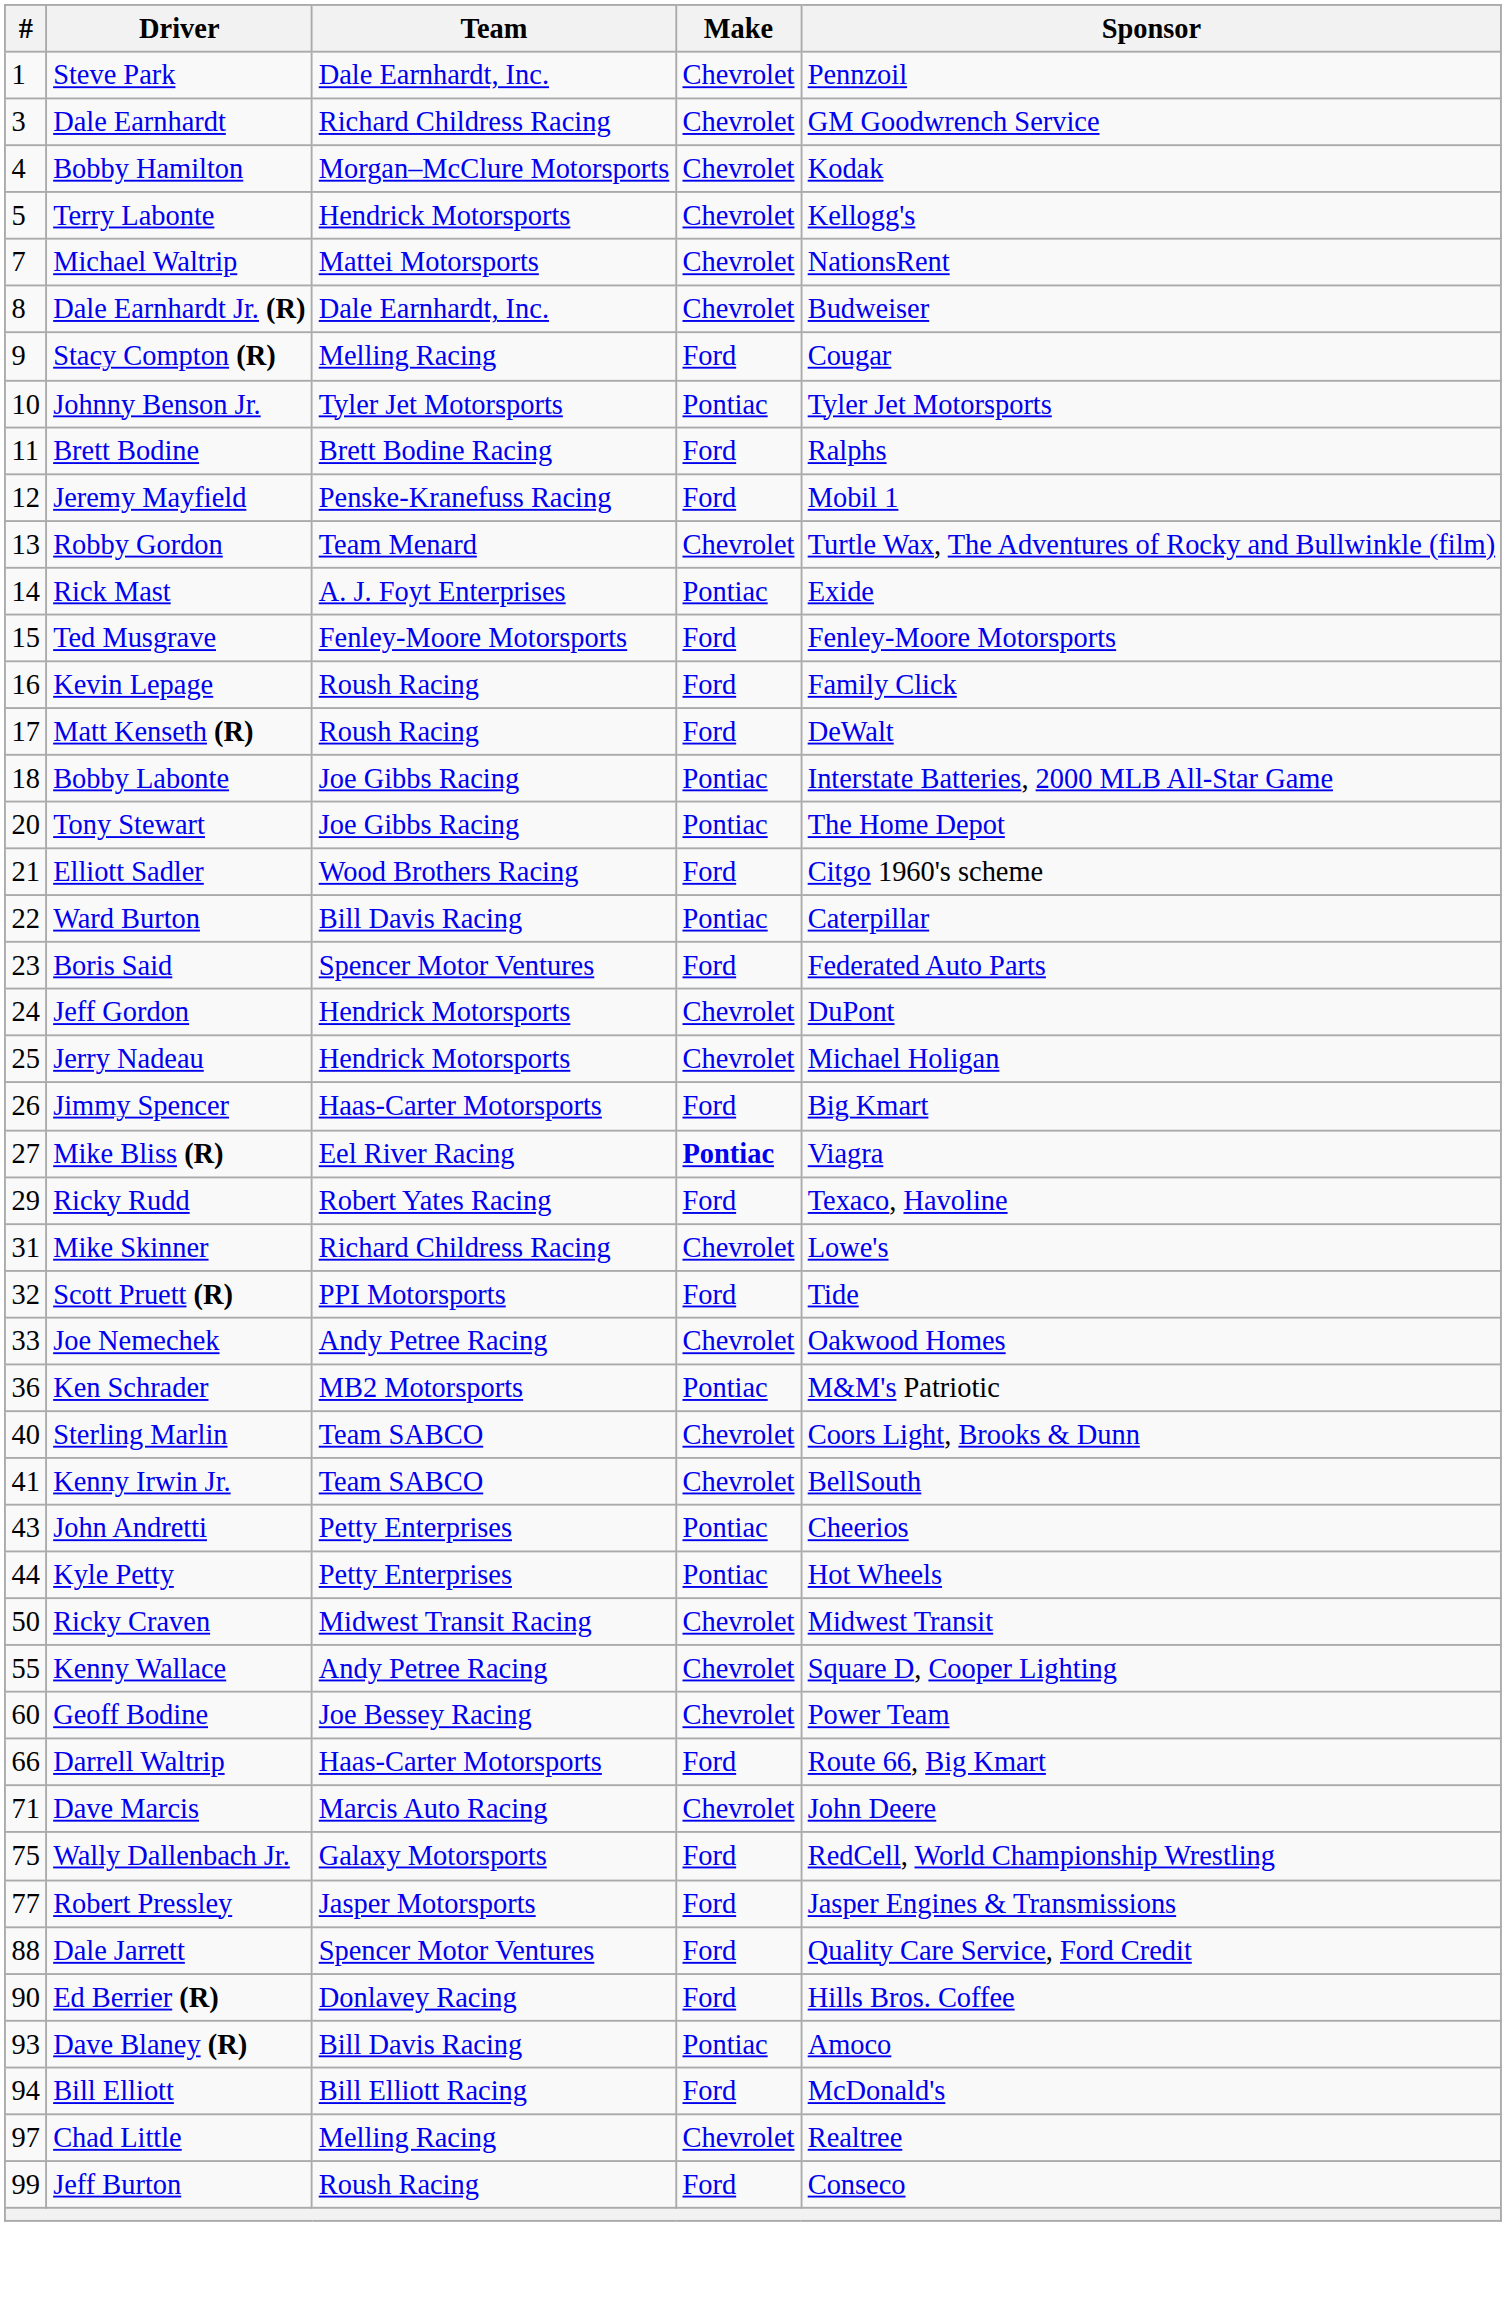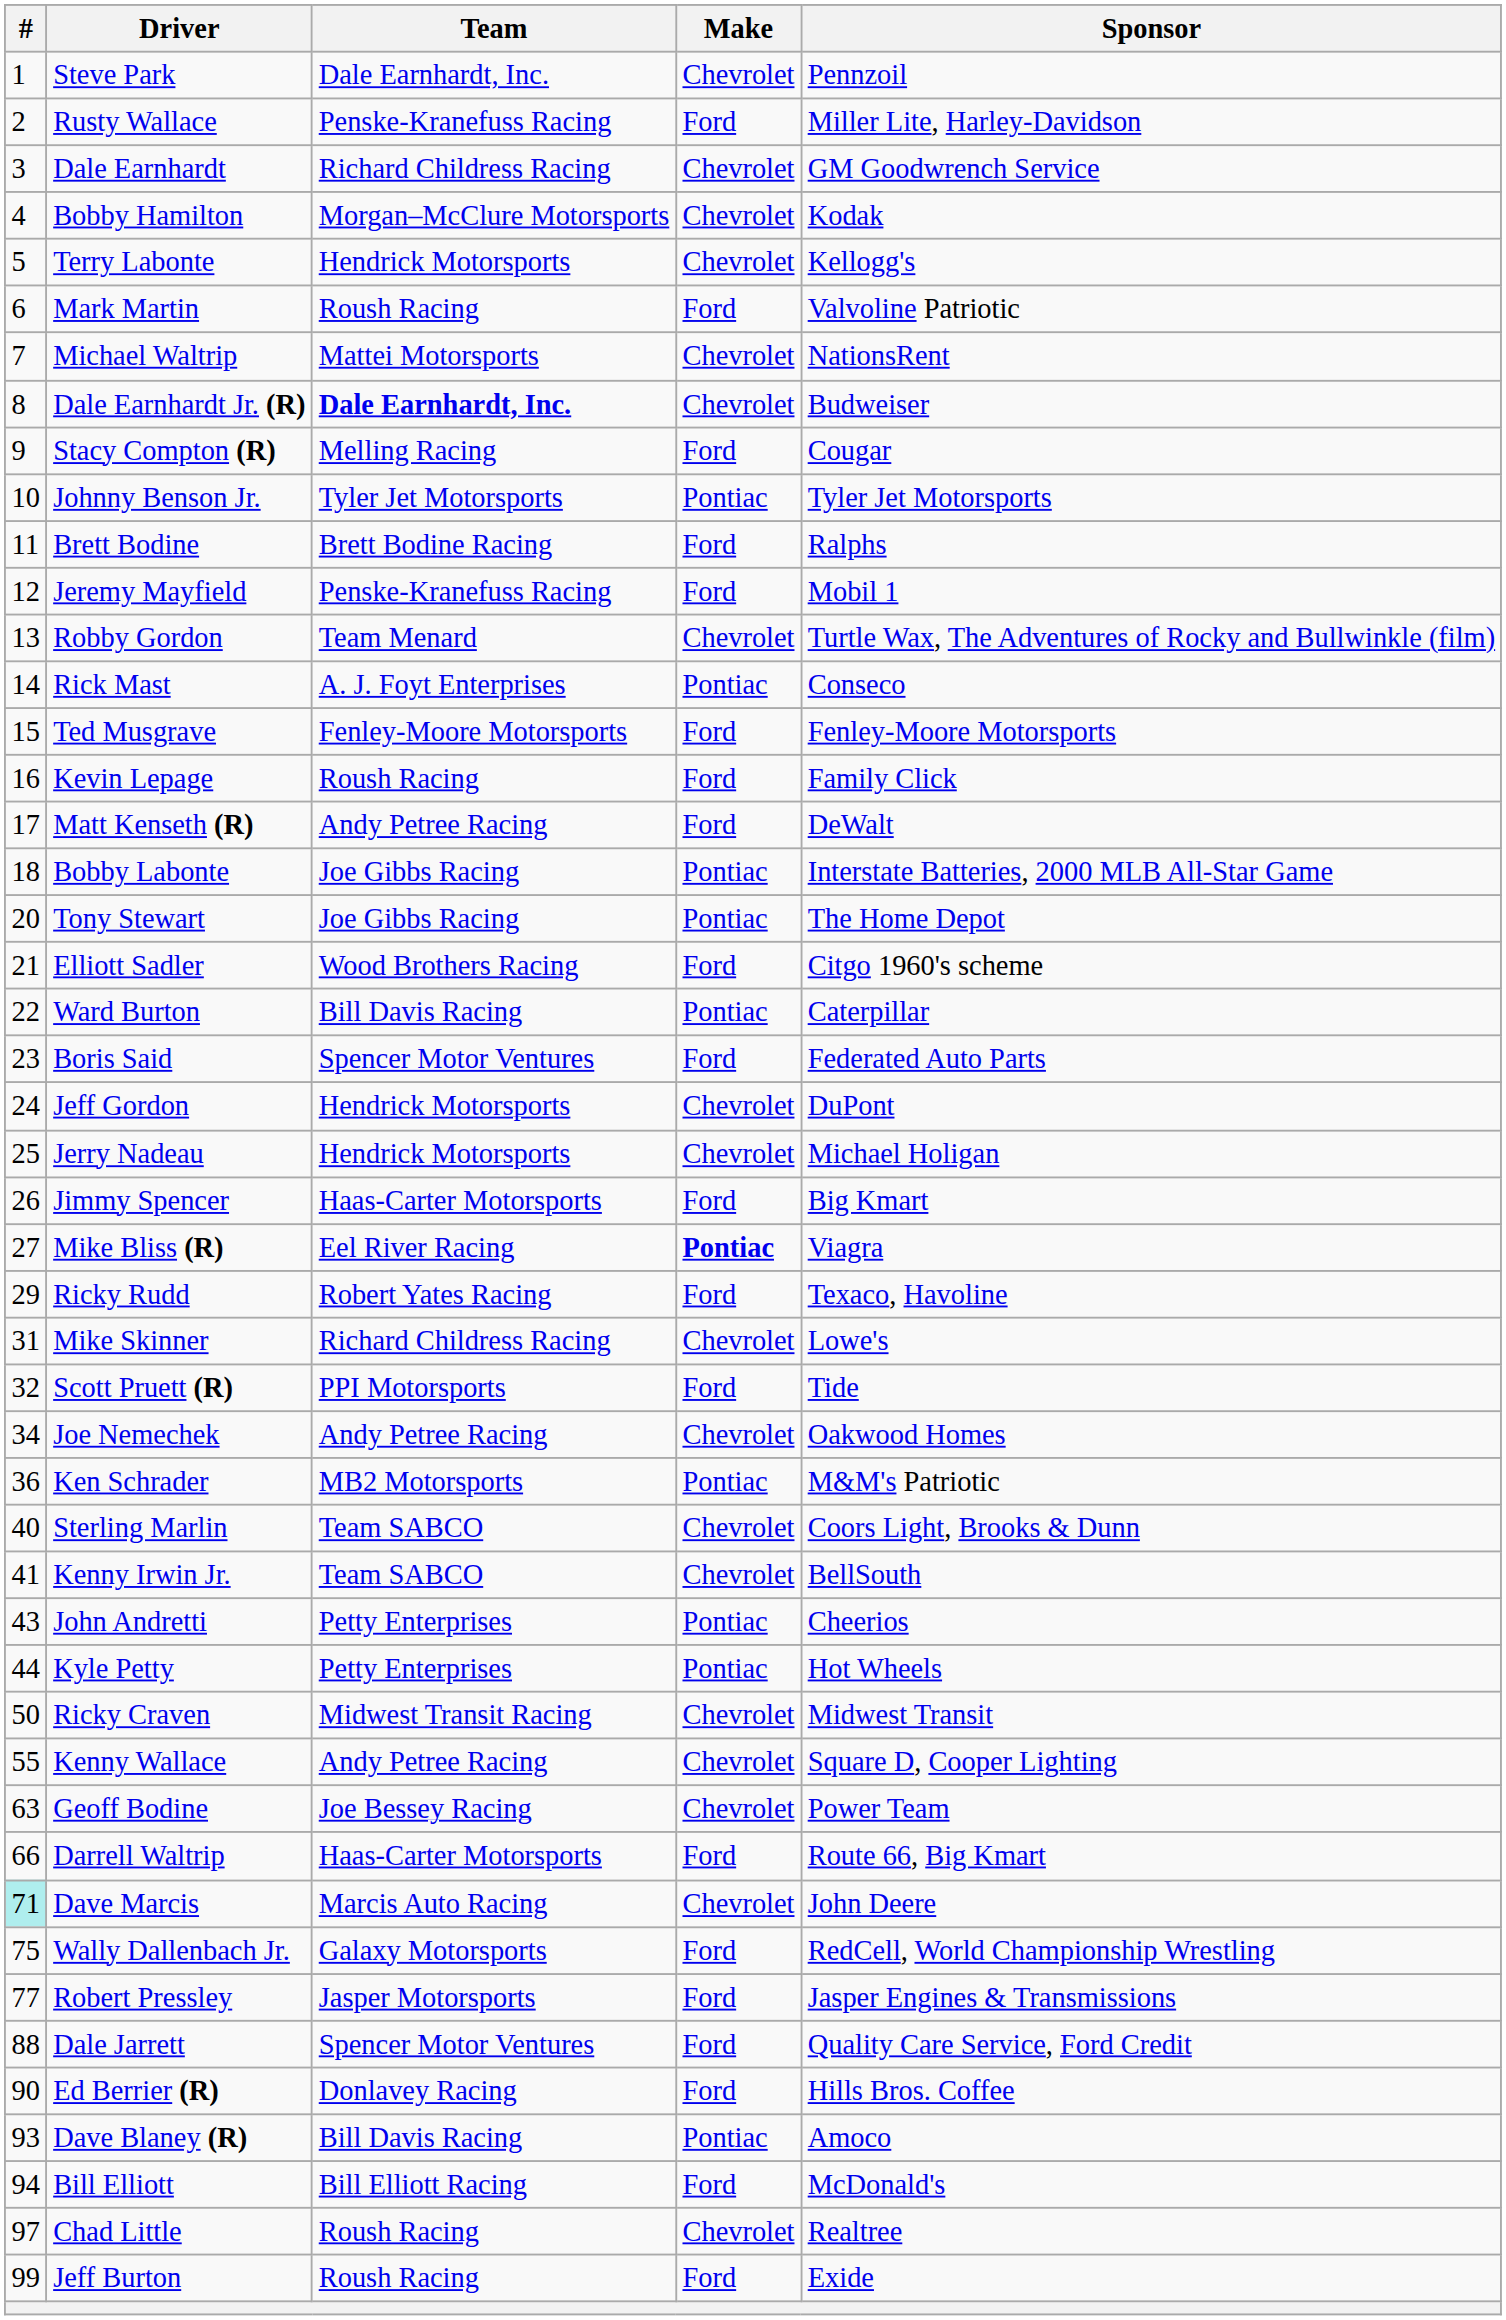+ row: (135, 121)
+ row: (126, 309)
(434, 309) normal -> (445, 403) bold
(841, 590) Exide -> (857, 684) Conseco
(399, 731) Roush Racing -> (433, 824) Andy Petree Racing
(26, 1340) 33 -> (26, 1434) 34
(26, 1715) 60 -> (26, 1809) 63
(26, 1809) no background -> (26, 1902) paleturquoise background
(407, 2137) Melling Racing -> (399, 2230) Roush Racing
(857, 2183) Conseco -> (841, 2277) Exide
